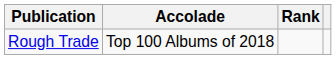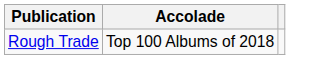- column: (301, 16)
